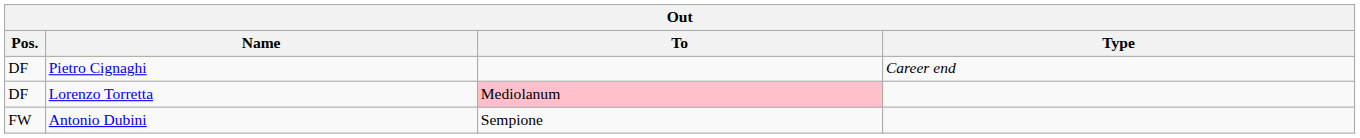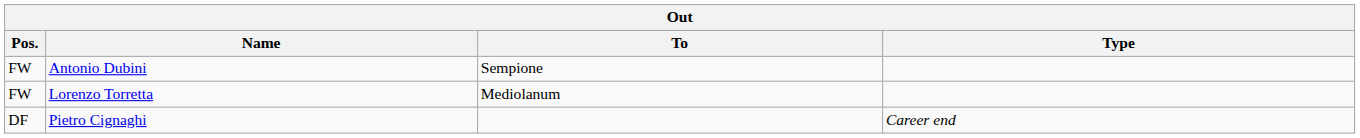rows swapped: (98, 69) <-> (98, 120)
(18, 94) DF -> (20, 94) FW
(521, 94) pink background -> (521, 94) no background
